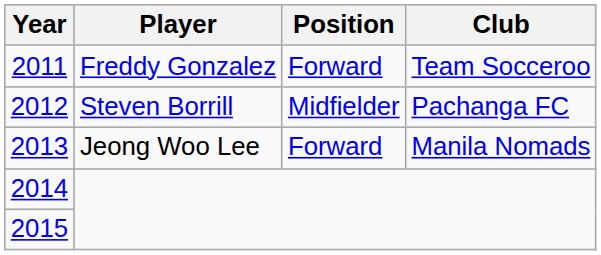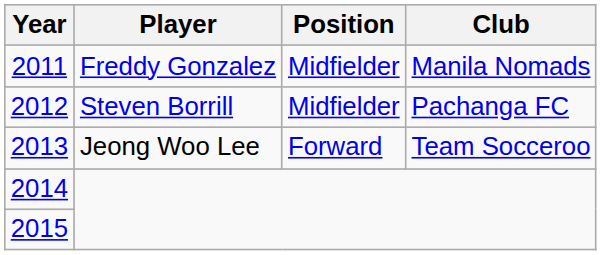(335, 65) Forward -> (344, 65) Midfielder
(501, 65) Team Socceroo -> (501, 65) Manila Nomads
(501, 147) Manila Nomads -> (501, 147) Team Socceroo
